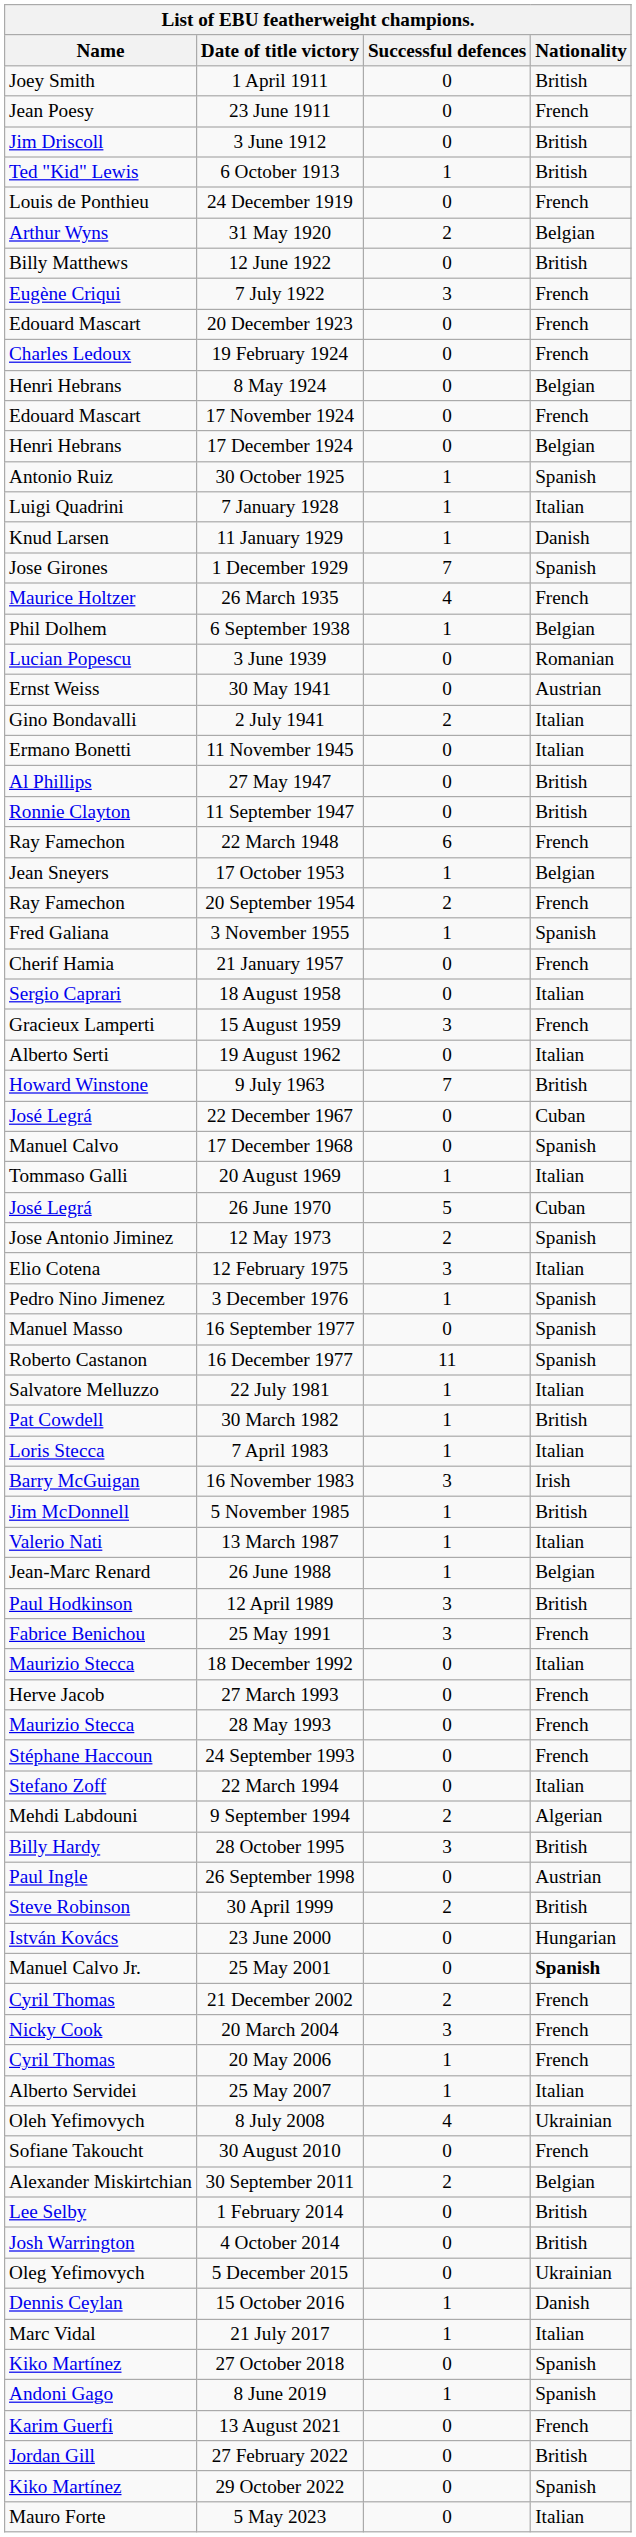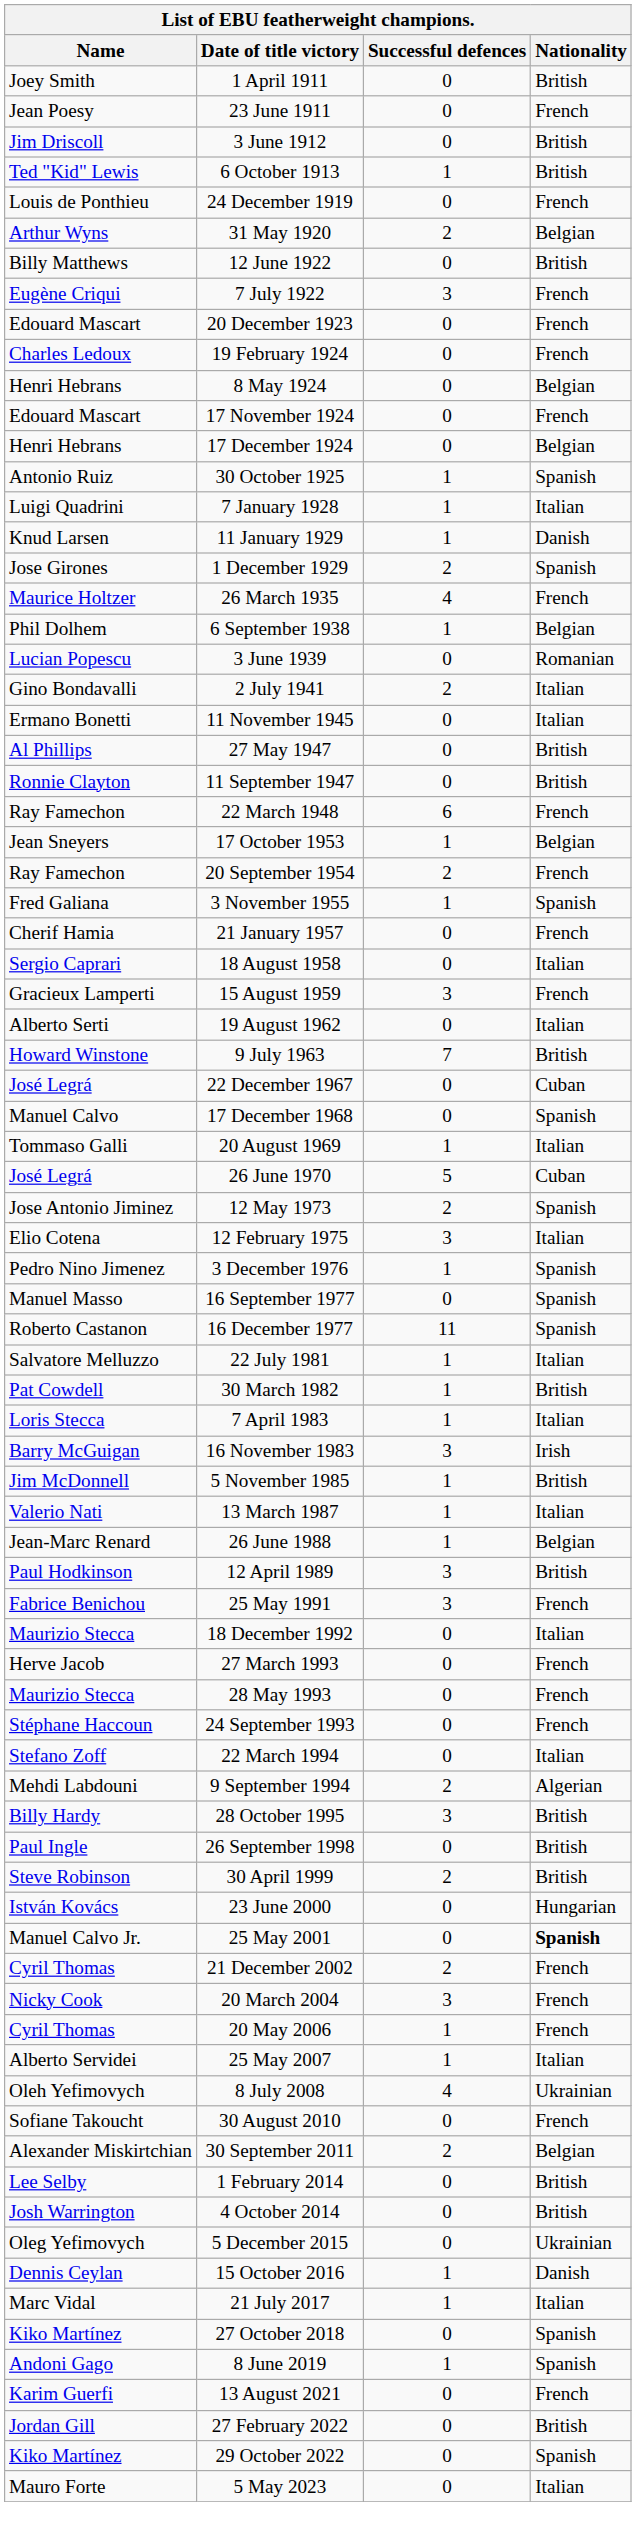(447, 567) 7 -> (447, 567) 2
- row: (280, 689)
(568, 1877) Austrian -> (561, 1846) British
